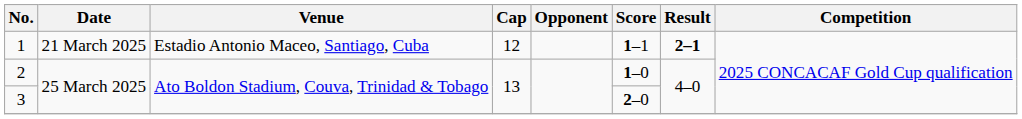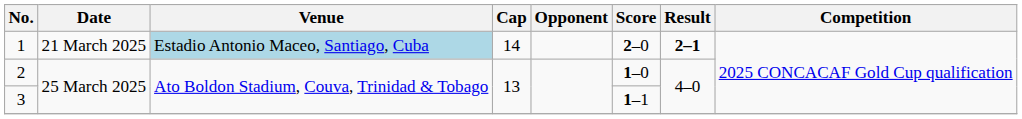(292, 45) no background -> (292, 45) lightblue background
(511, 45) 12 -> (511, 45) 14
(636, 45) 1–1 -> (636, 45) 2–0
(636, 99) 2–0 -> (636, 99) 1–1
